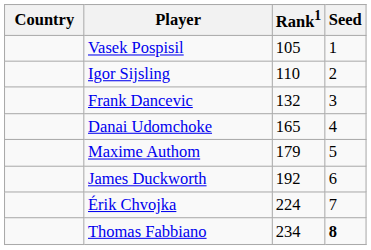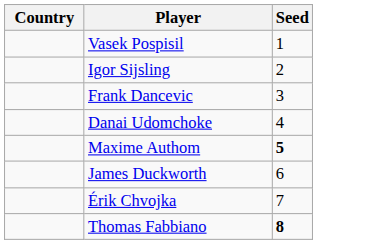- column: (299, 19)
(333, 152) normal -> (280, 148) bold
